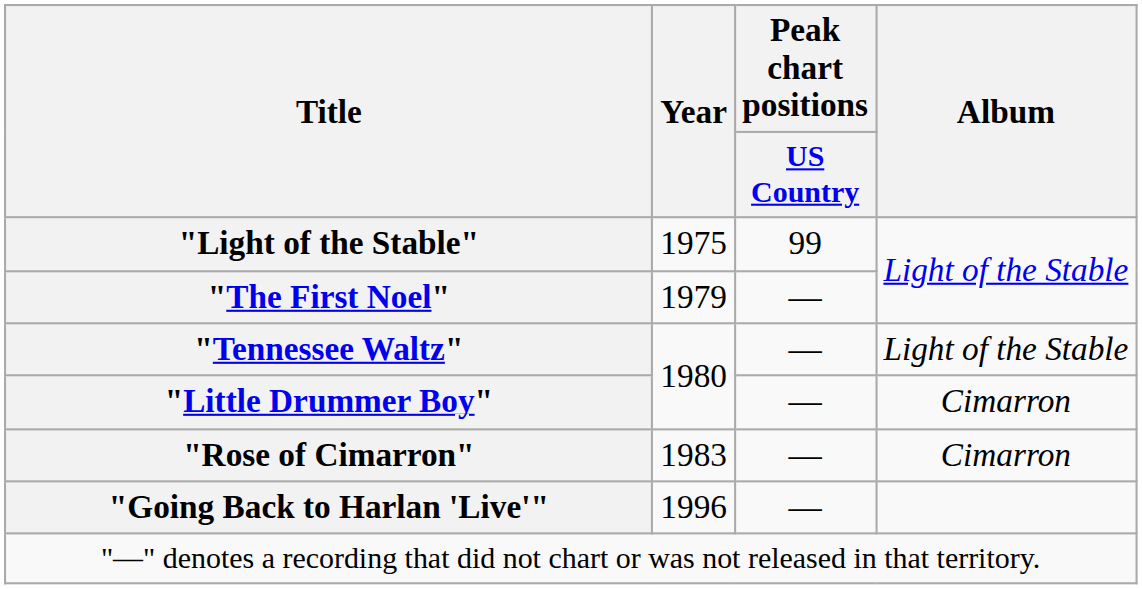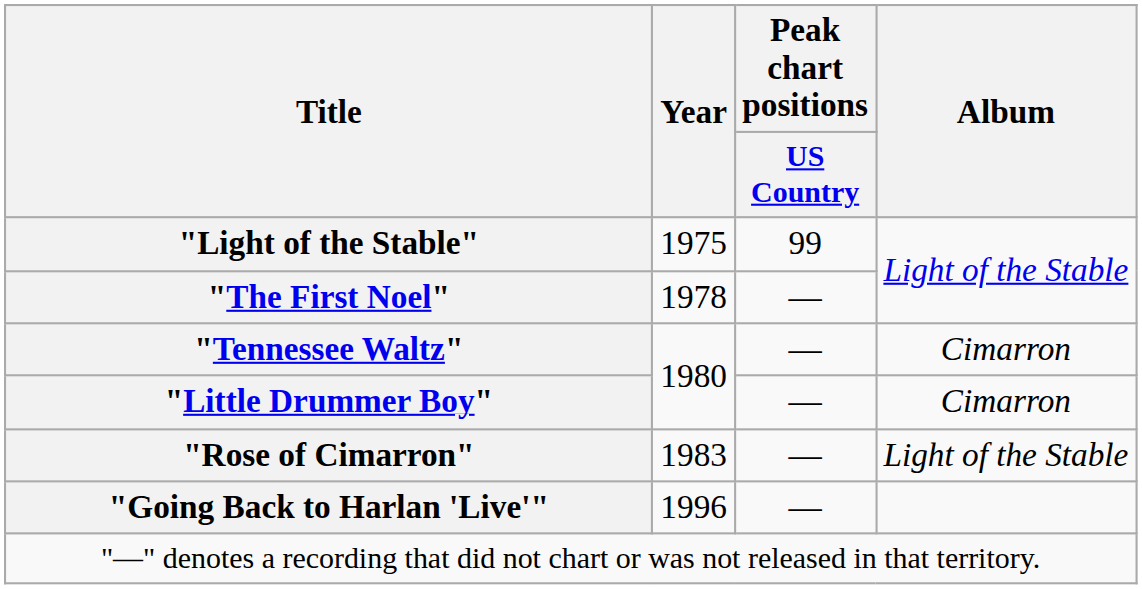(694, 296) 1979 -> (694, 296) 1978
(1006, 348) Light of the Stable -> (1006, 348) Cimarron
(1006, 454) Cimarron -> (1006, 454) Light of the Stable
